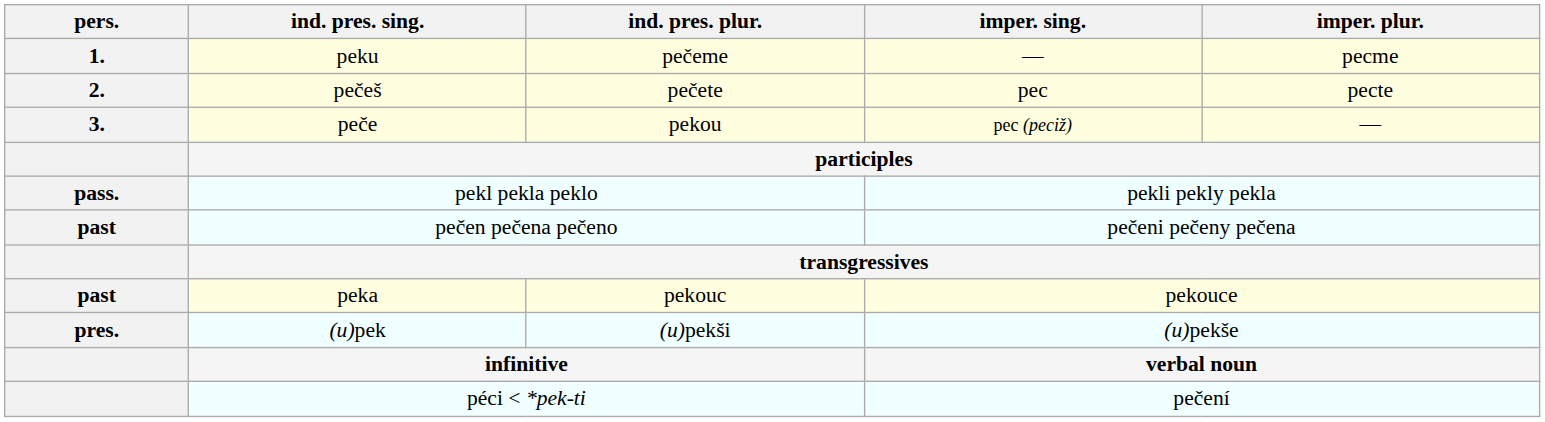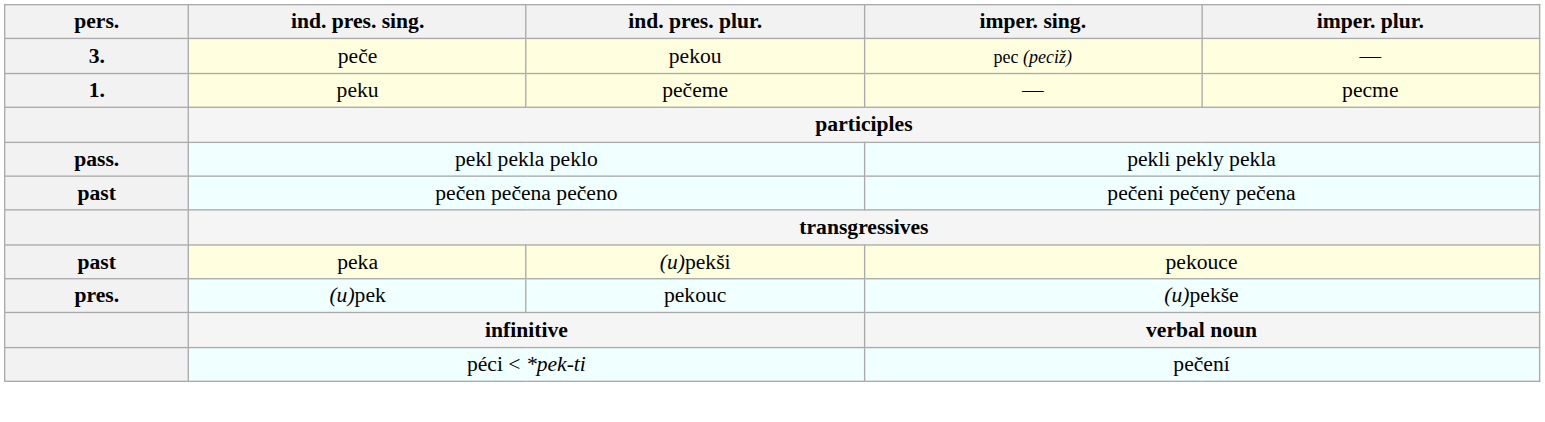rows swapped: (358, 55) <-> (358, 124)
- row: (358, 90)
(695, 295) pekouc -> (695, 261) (u)pekši
(695, 329) (u)pekši -> (695, 295) pekouc
